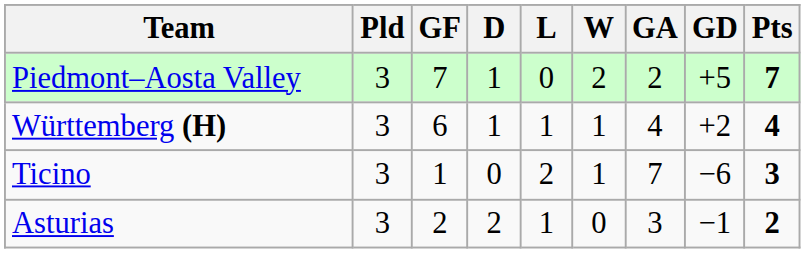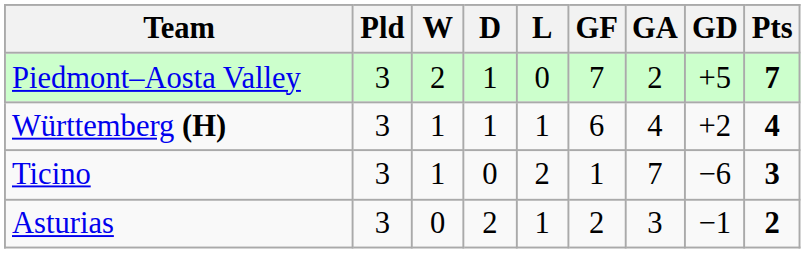columns swapped: (599, 28) <-> (440, 28)
